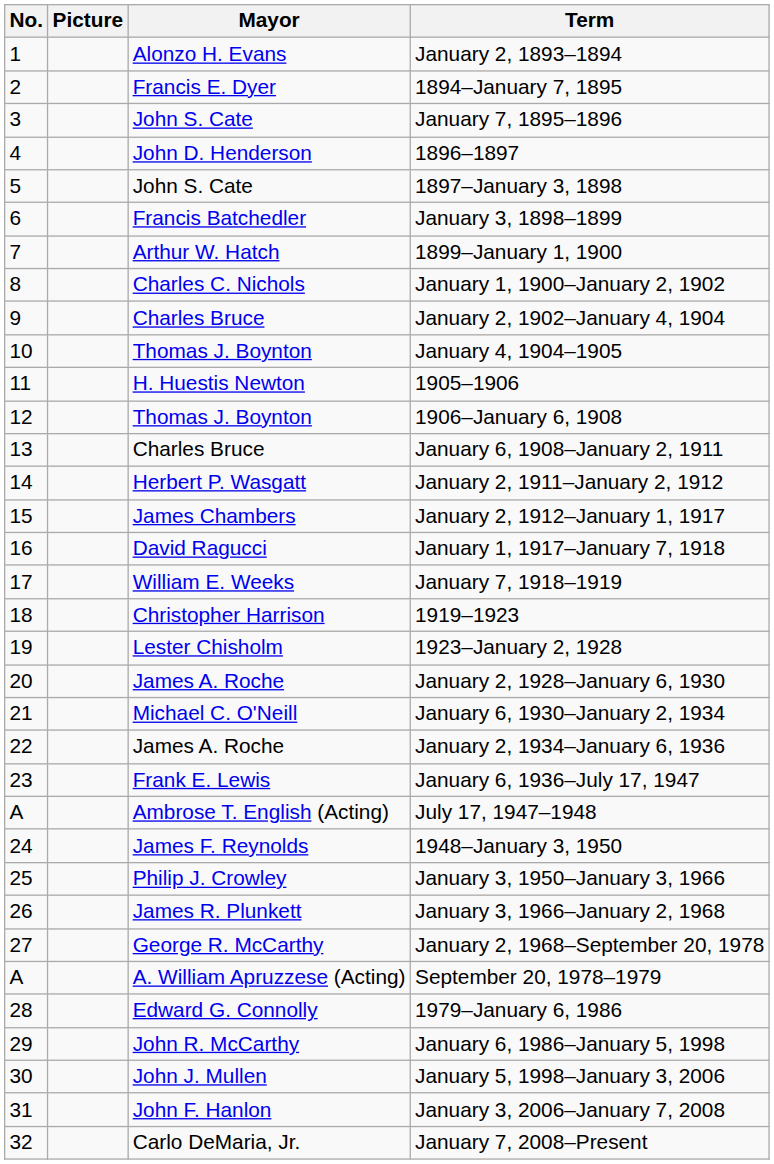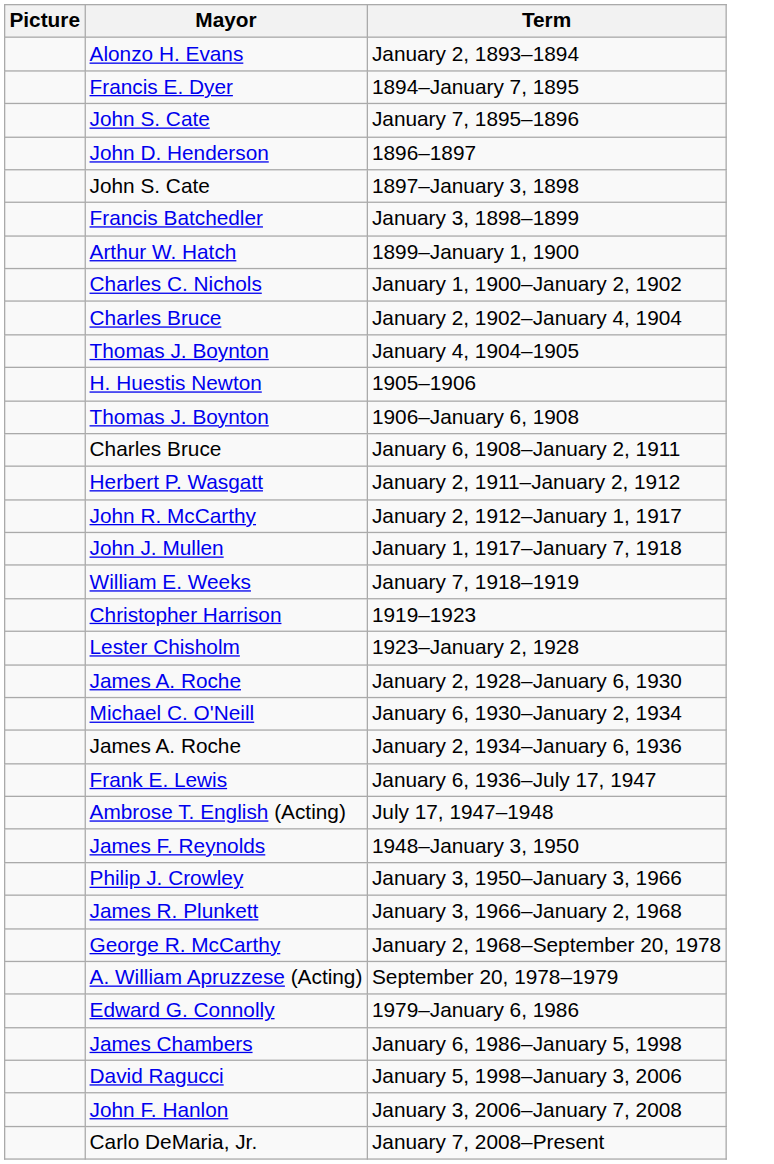- column: (26, 20)
(214, 515) James Chambers -> (173, 515) John R. McCarthy
(200, 548) David Ragucci -> (157, 548) John J. Mullen
(216, 1043) John R. McCarthy -> (171, 1043) James Chambers
(200, 1076) John J. Mullen -> (157, 1076) David Ragucci
